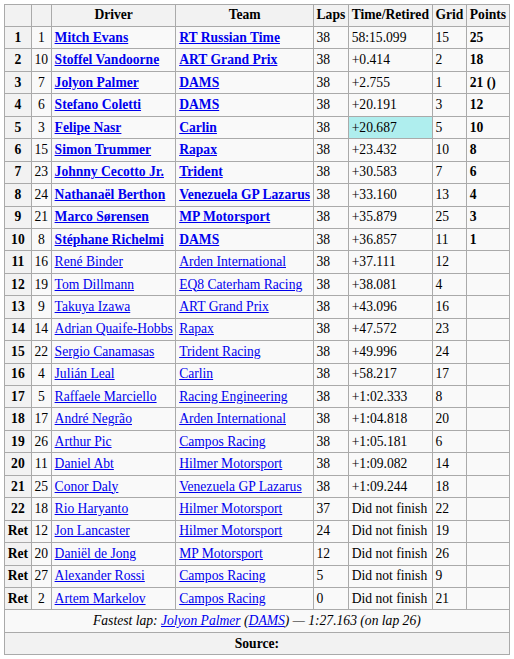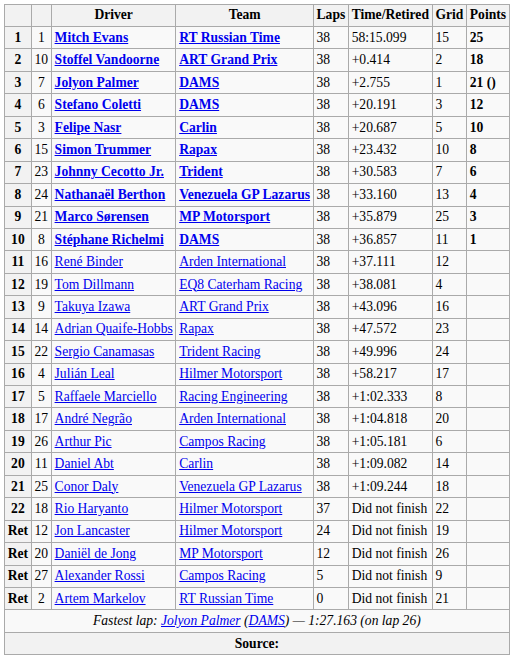(374, 127) paleturquoise background -> (374, 127) no background
(196, 374) Carlin -> (231, 374) Hilmer Motorsport
(231, 464) Hilmer Motorsport -> (196, 464) Carlin
(222, 598) Campos Racing -> (226, 598) RT Russian Time
